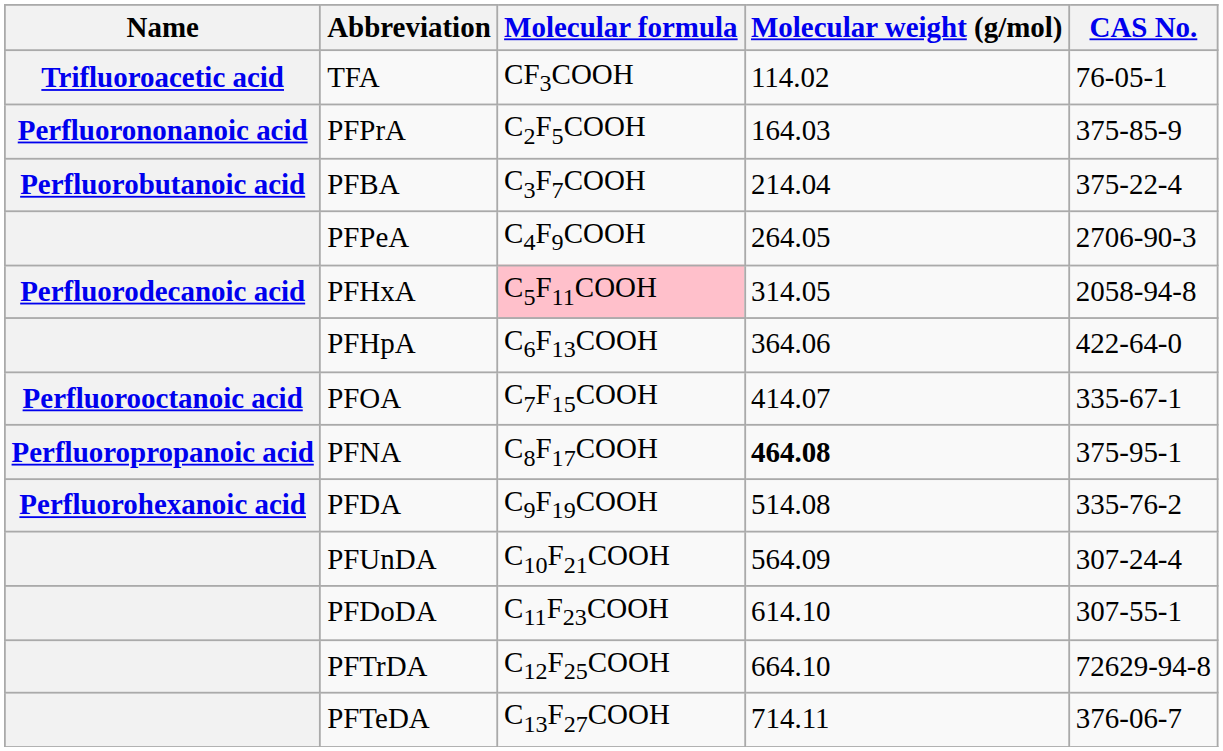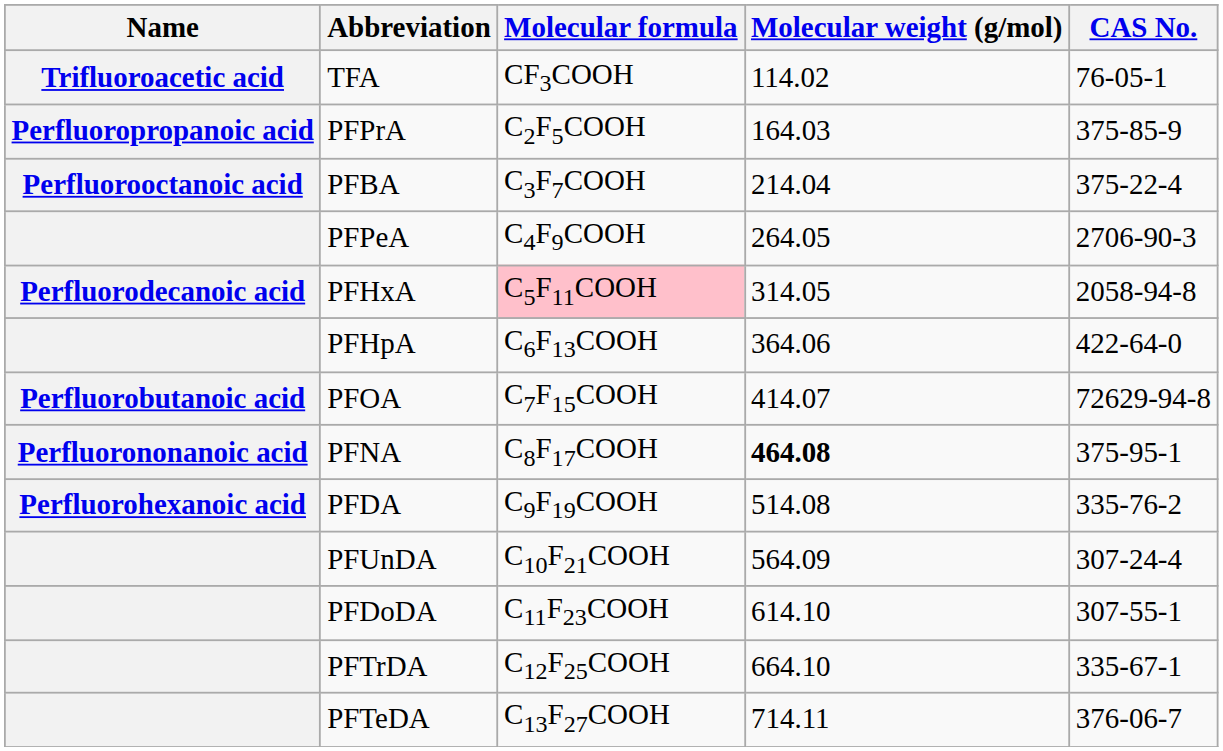(163, 130) Perfluorononanoic acid -> (163, 130) Perfluoropropanoic acid
(163, 184) Perfluorobutanoic acid -> (163, 184) Perfluorooctanoic acid
(163, 398) Perfluorooctanoic acid -> (163, 398) Perfluorobutanoic acid
(1129, 398) 335-67-1 -> (1143, 398) 72629-94-8
(163, 451) Perfluoropropanoic acid -> (163, 451) Perfluorononanoic acid
(1143, 665) 72629-94-8 -> (1129, 665) 335-67-1
